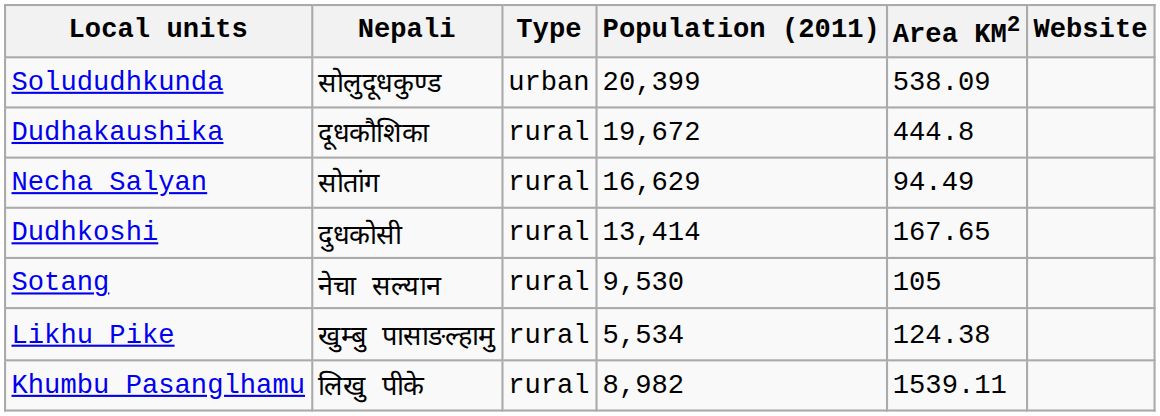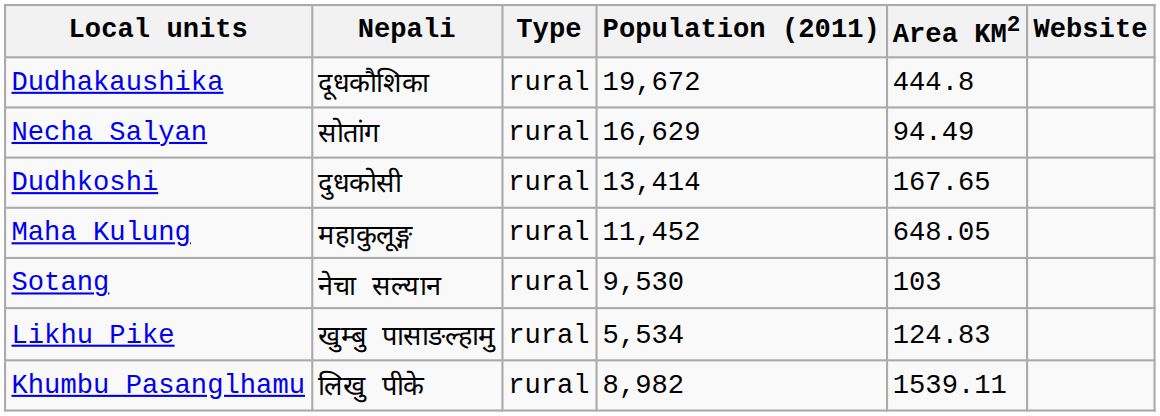- row: (117, 82)
+ row: (101, 233)
(917, 284) 105 -> (917, 284) 103
(942, 334) 124.38 -> (942, 334) 124.83
